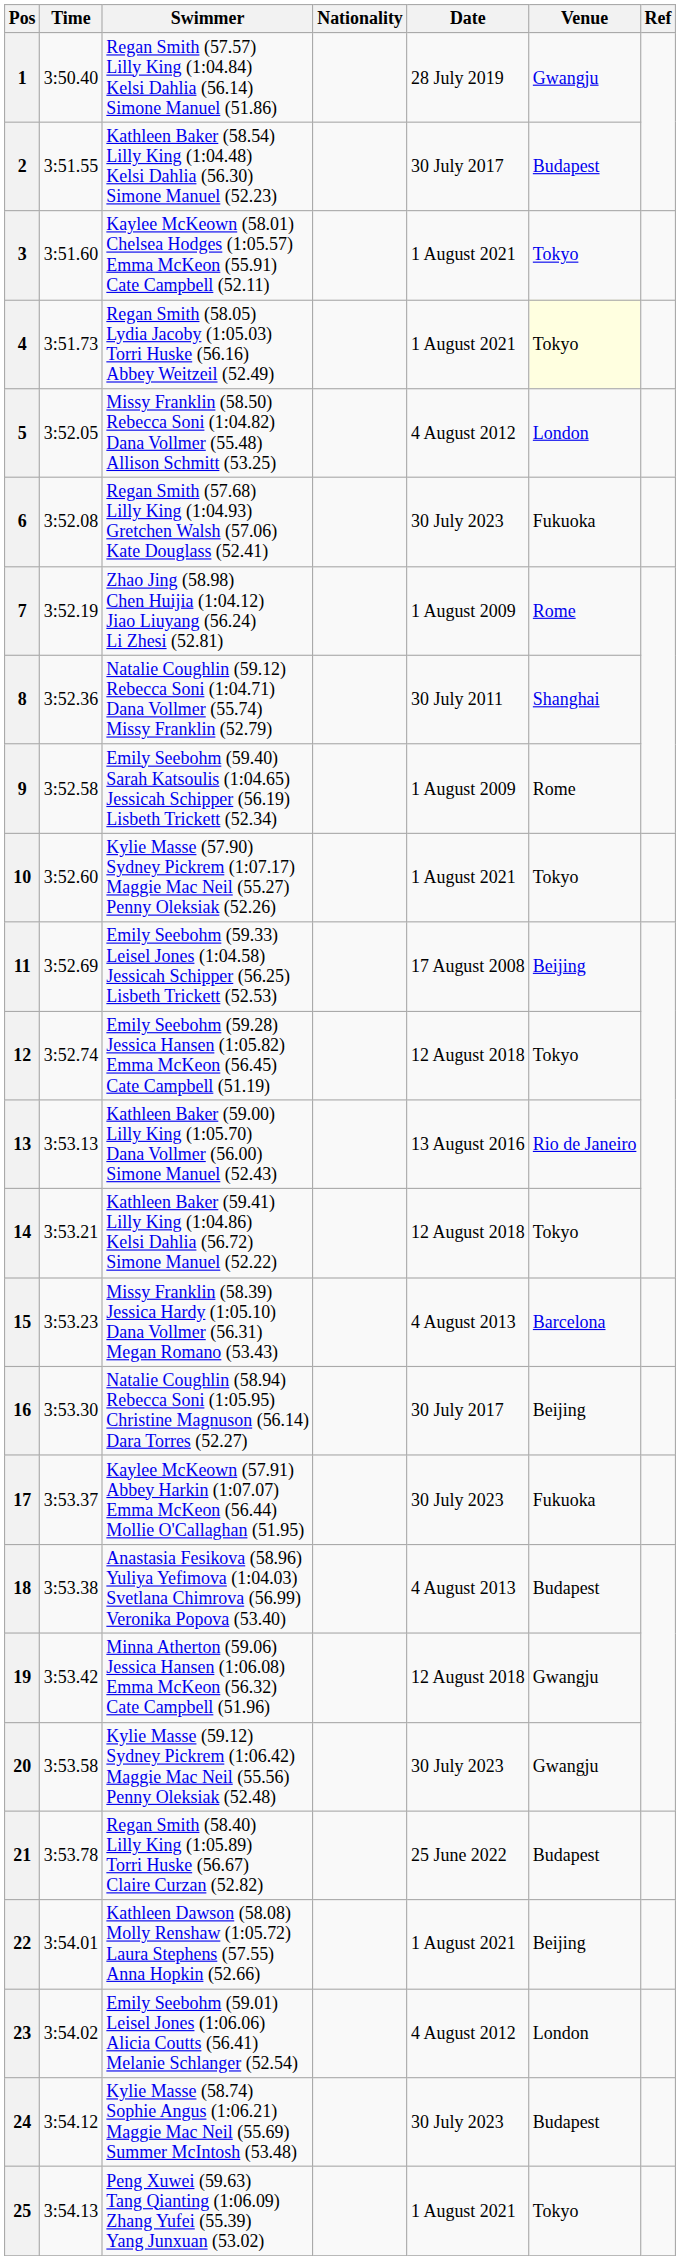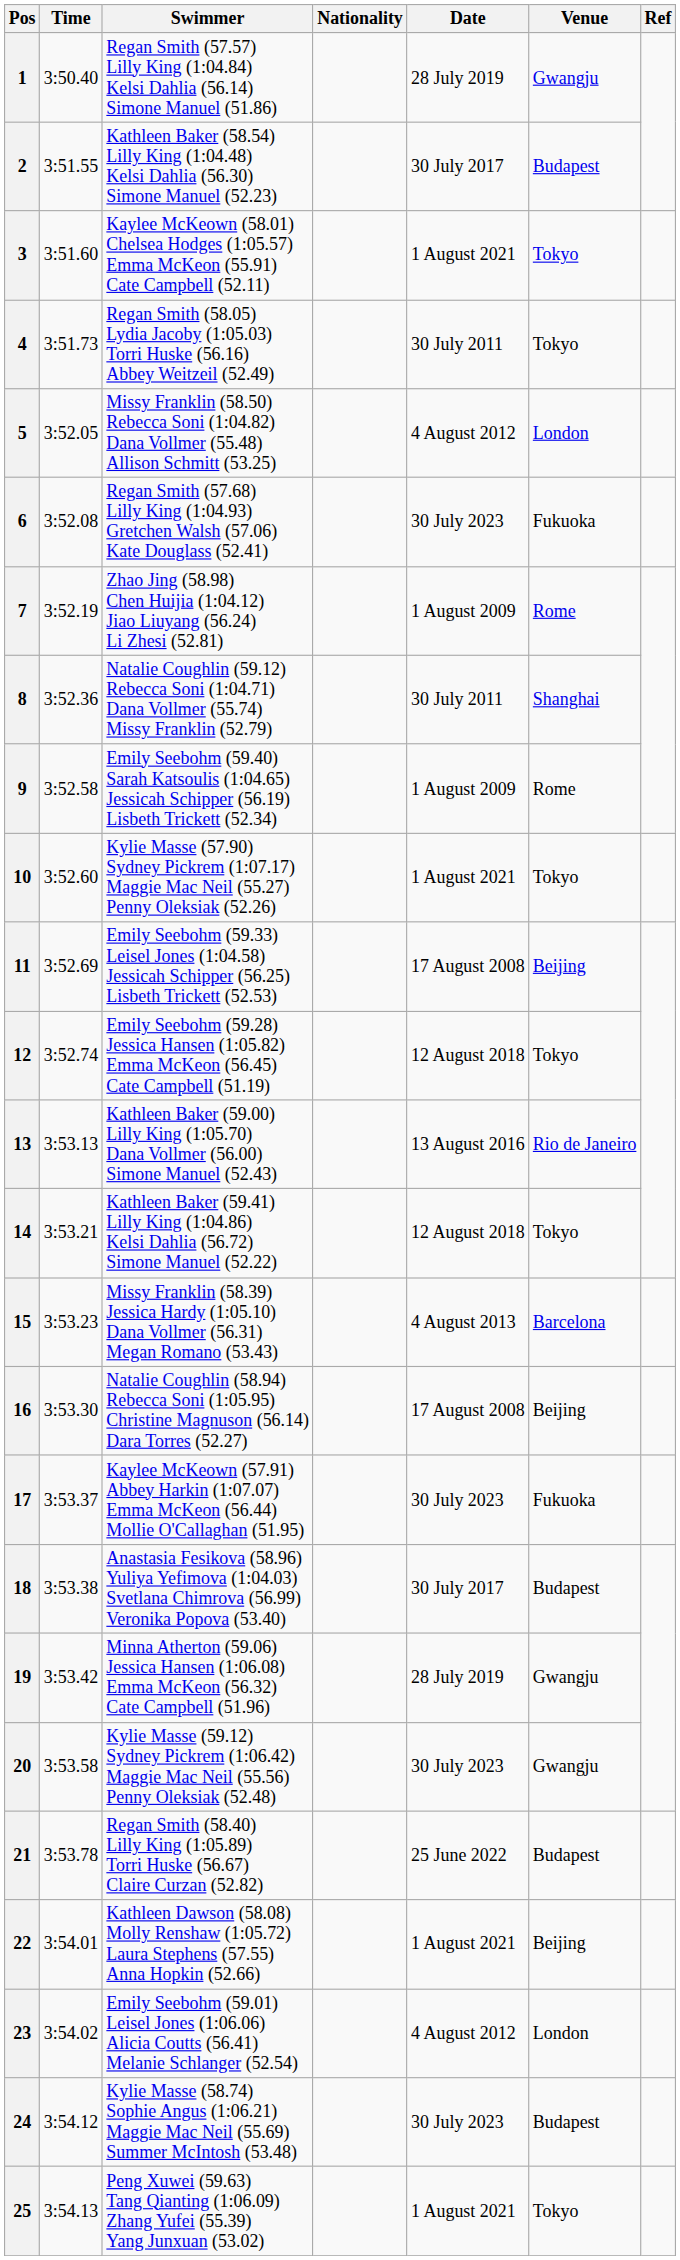(463, 344) 1 August 2021 -> (457, 344) 30 July 2011
(556, 344) lightyellow background -> (556, 344) no background
(457, 1410) 30 July 2017 -> (468, 1410) 17 August 2008
(463, 1588) 4 August 2013 -> (457, 1588) 30 July 2017
(468, 1677) 12 August 2018 -> (457, 1677) 28 July 2019
